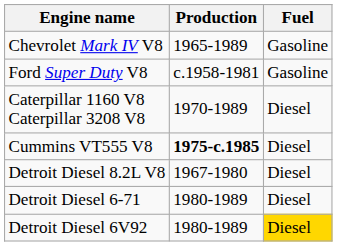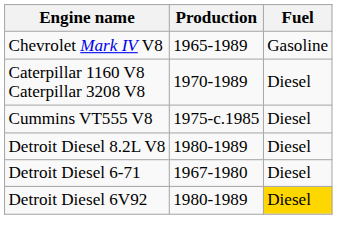- row: (78, 72)
(216, 145) bold -> (216, 118) normal
(210, 173) 1967-1980 -> (210, 145) 1980-1989
(210, 200) 1980-1989 -> (210, 173) 1967-1980
